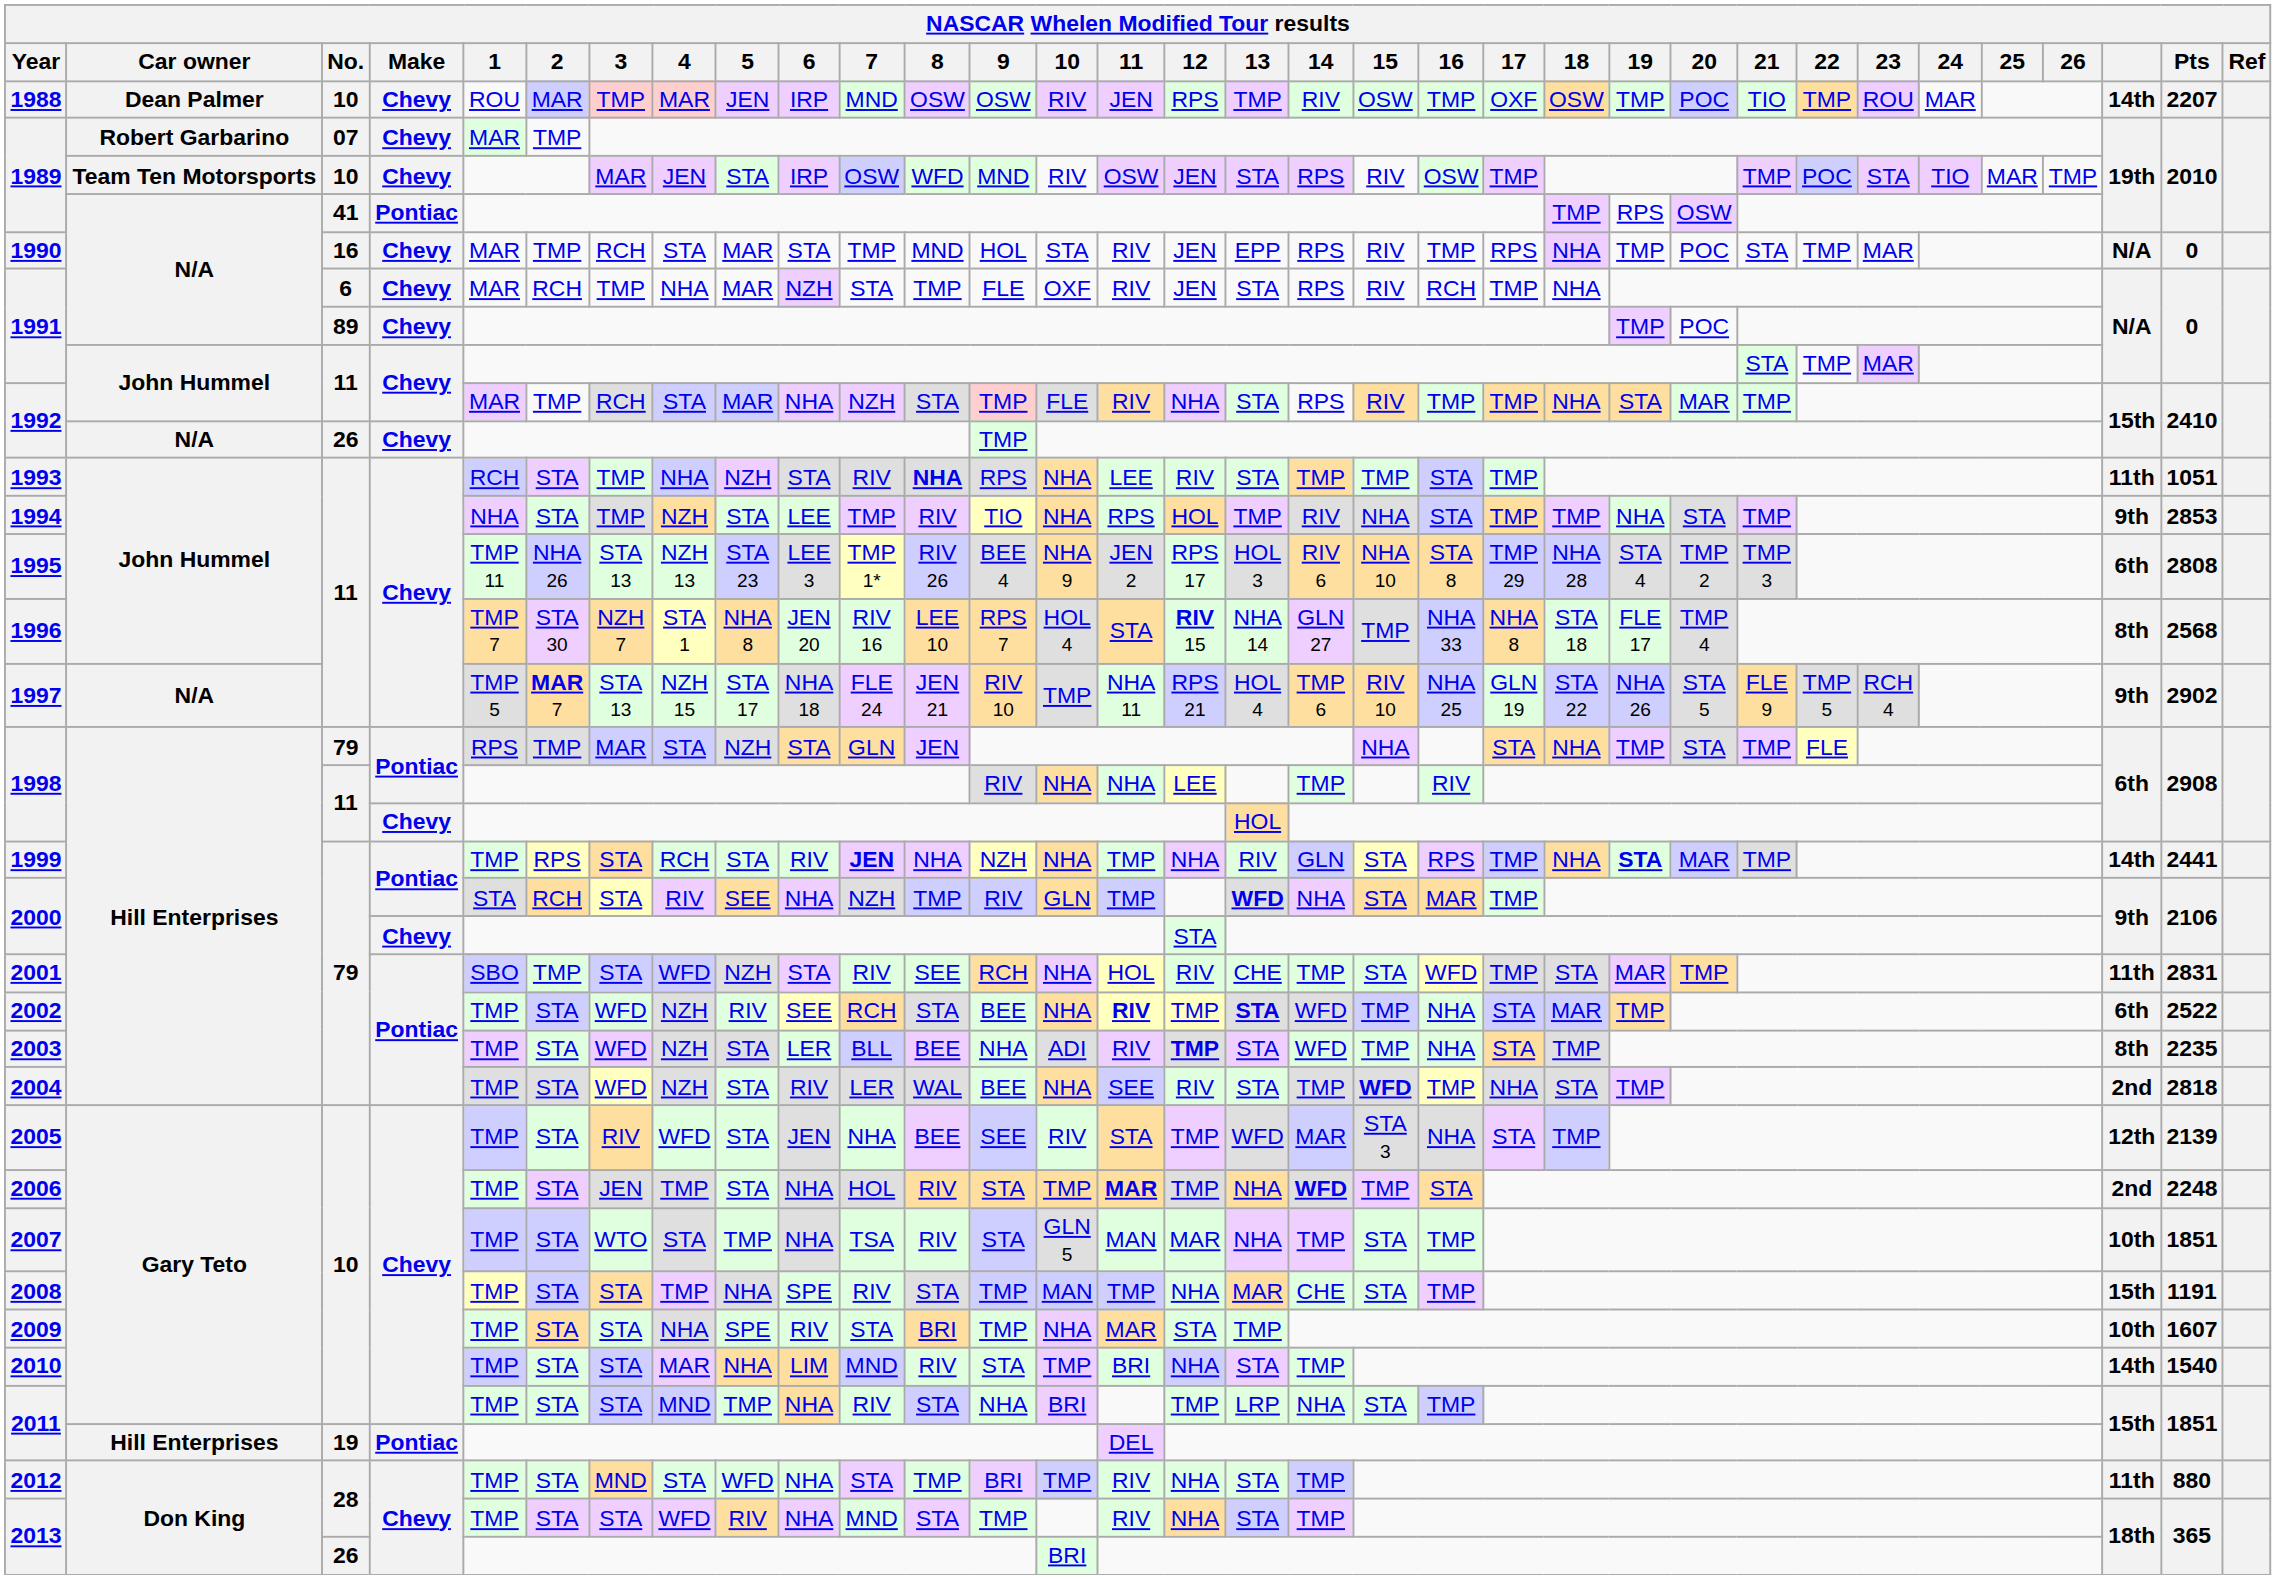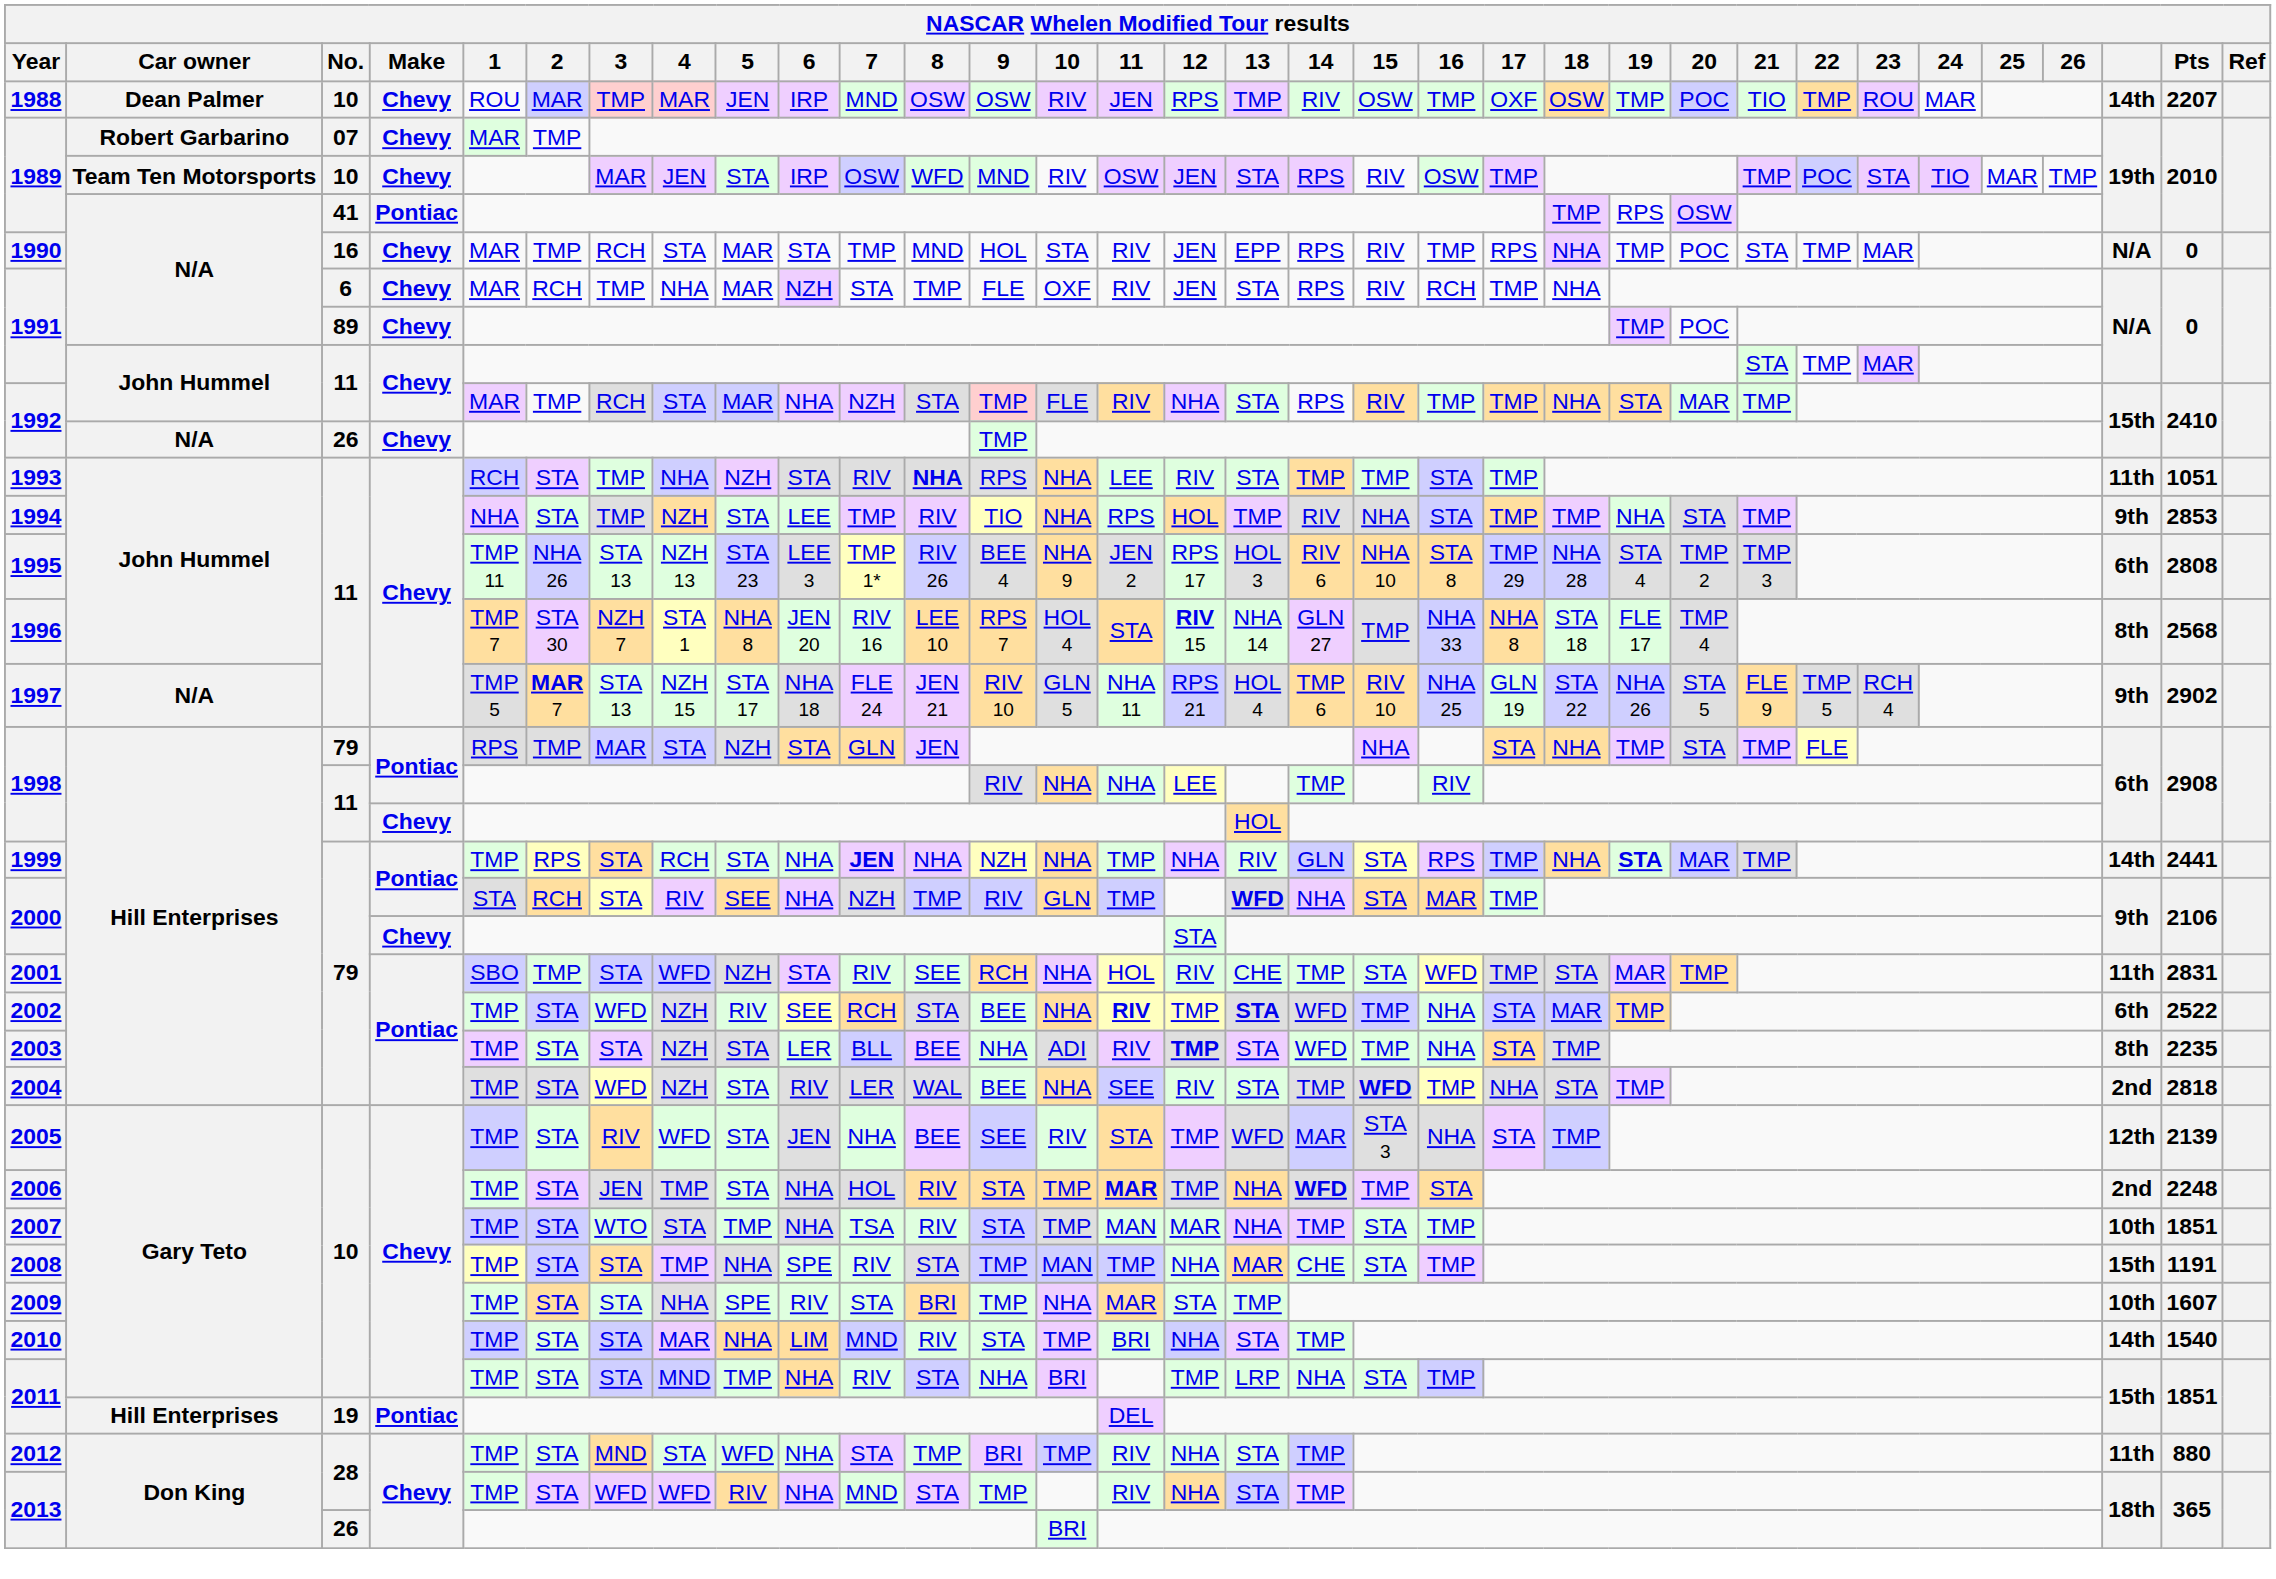(1067, 695) TMP -> (1067, 694) GLN 5
(809, 860) RIV -> (809, 860) NHA
(621, 1049) WFD -> (621, 1049) STA
(1067, 1239) GLN 5 -> (1067, 1226) TMP
(621, 1518) STA -> (621, 1491) WFD
